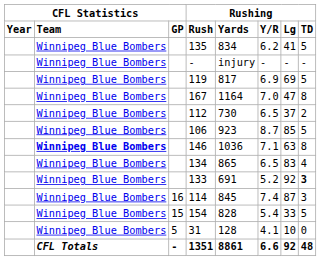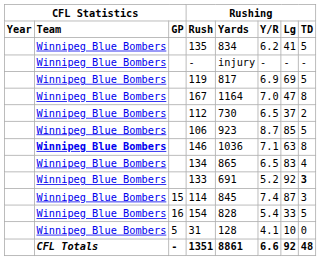(177, 197) 16 -> (177, 197) 15
(177, 214) 15 -> (177, 214) 16
